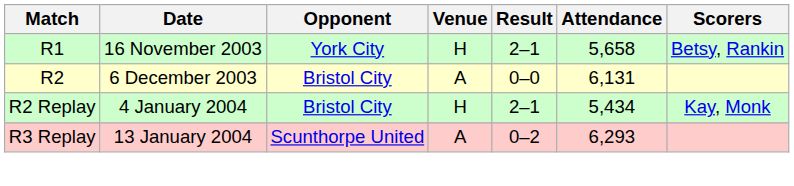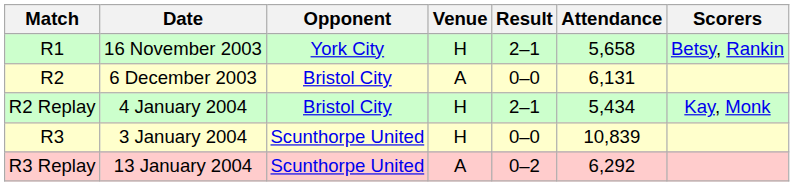+ row: (183, 136)
(612, 136) 6,293 -> (612, 166) 6,292
